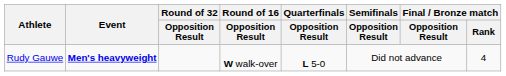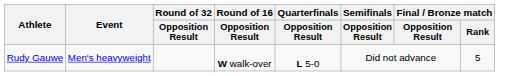(112, 58) bold -> (109, 58) normal
(484, 58) 4 -> (478, 58) 5
